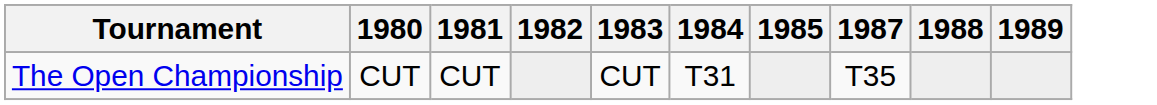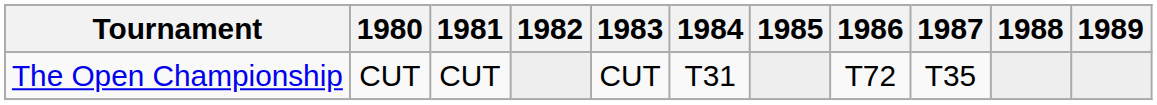+ column: (870, 29)
